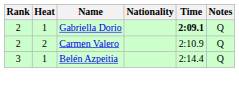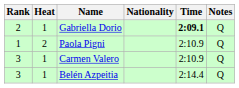+ row: (82, 43)
(18, 43) 2 -> (18, 59) 3
(45, 43) 2 -> (45, 59) 1
